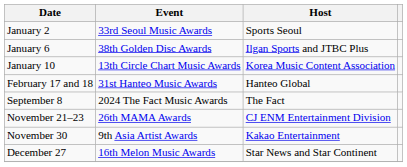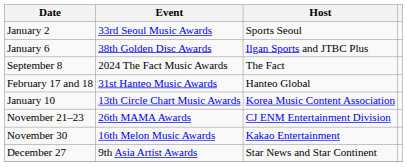rows swapped: (31, 65) <-> (35, 100)
(148, 135) 9th Asia Artist Awards -> (157, 135) 16th Melon Music Awards
(157, 153) 16th Melon Music Awards -> (148, 153) 9th Asia Artist Awards
